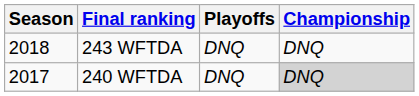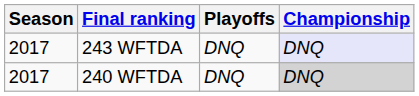(29, 47) 2018 -> (29, 47) 2017
(304, 47) no background -> (304, 47) lavender background
